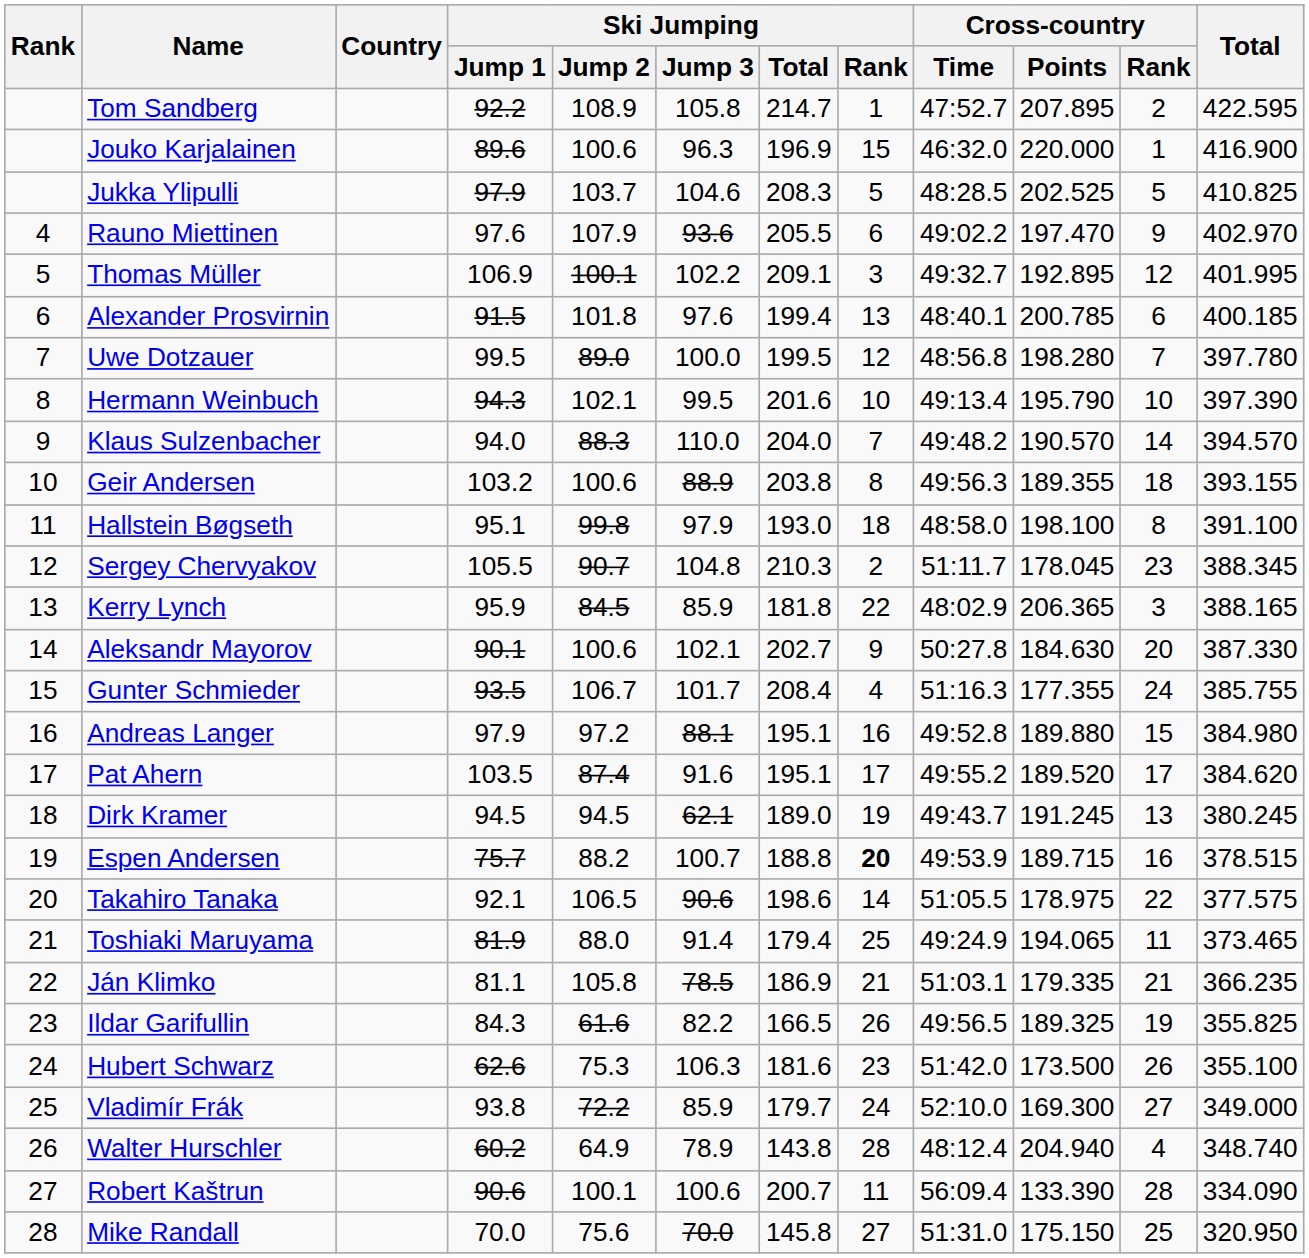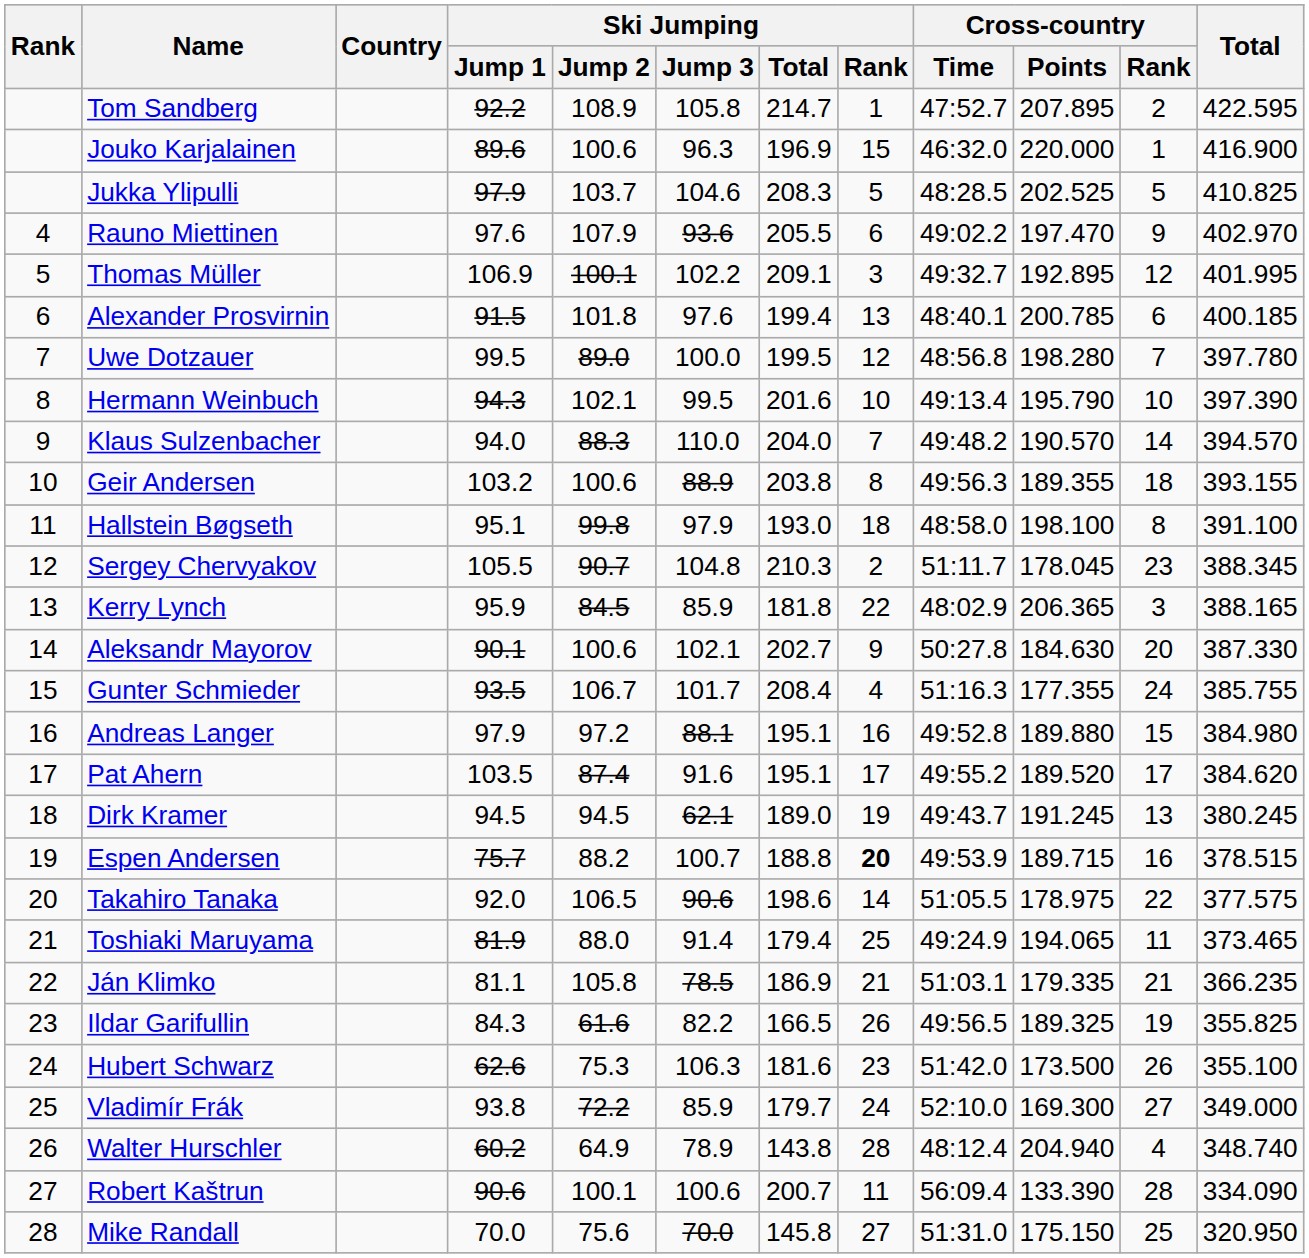(500, 899) 92.1 -> (500, 899) 92.0
